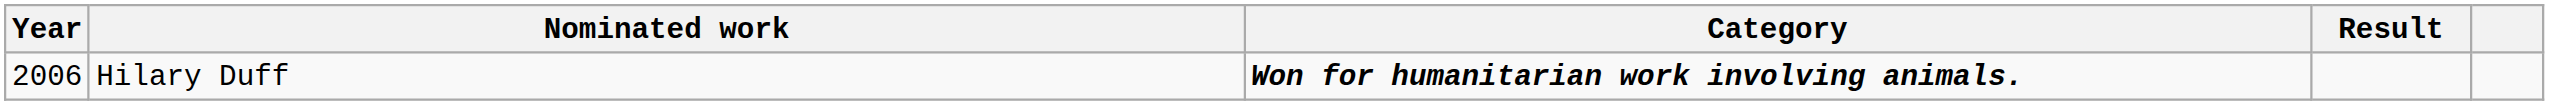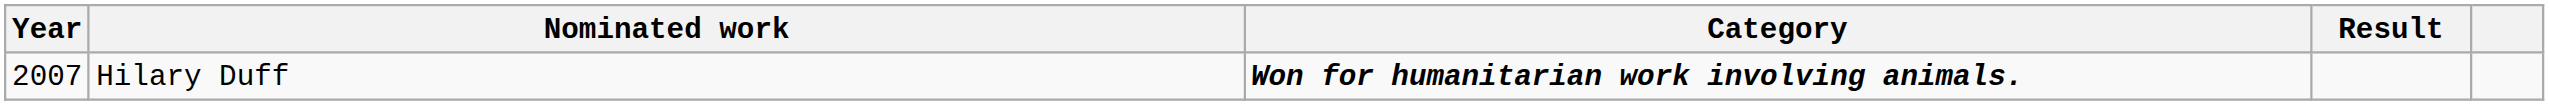(47, 77) 2006 -> (47, 77) 2007
